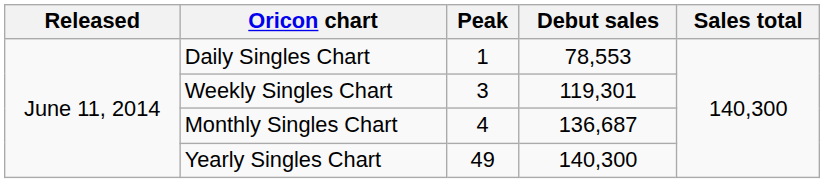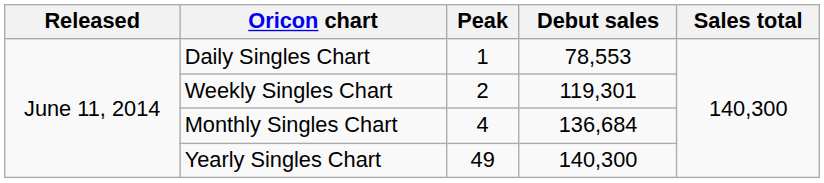(483, 90) 3 -> (483, 90) 2
(598, 125) 136,687 -> (598, 125) 136,684
